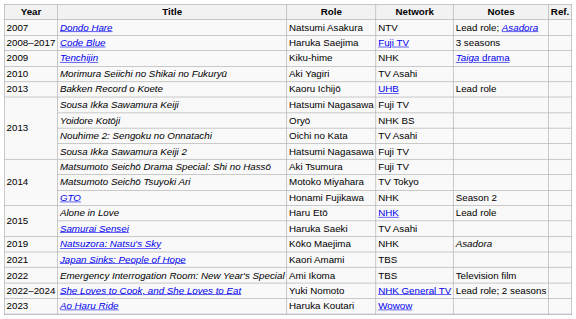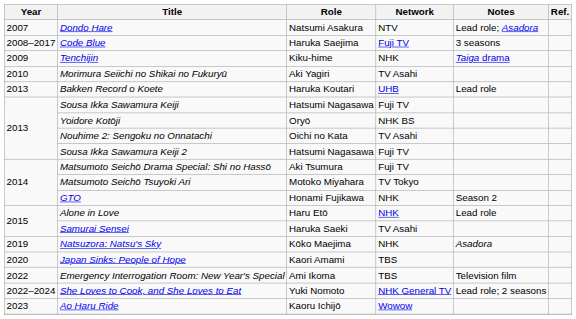(315, 89) Kaoru Ichijō -> (322, 89) Haruka Koutari
(17, 259) 2021 -> (17, 259) 2020
(322, 306) Haruka Koutari -> (315, 306) Kaoru Ichijō
